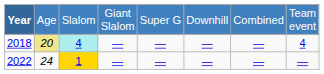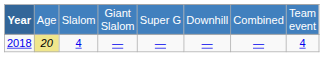(79, 43) paleturquoise background -> (79, 43) no background
- row: (19, 61)
